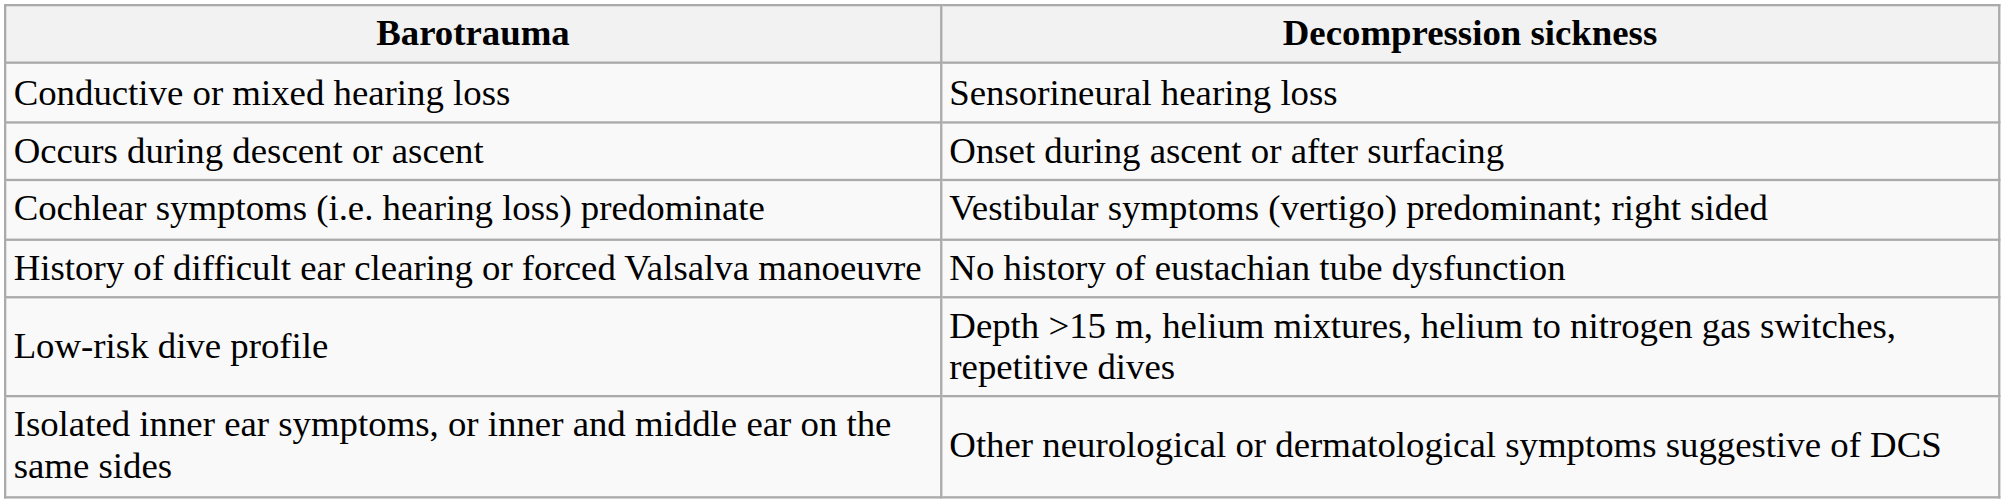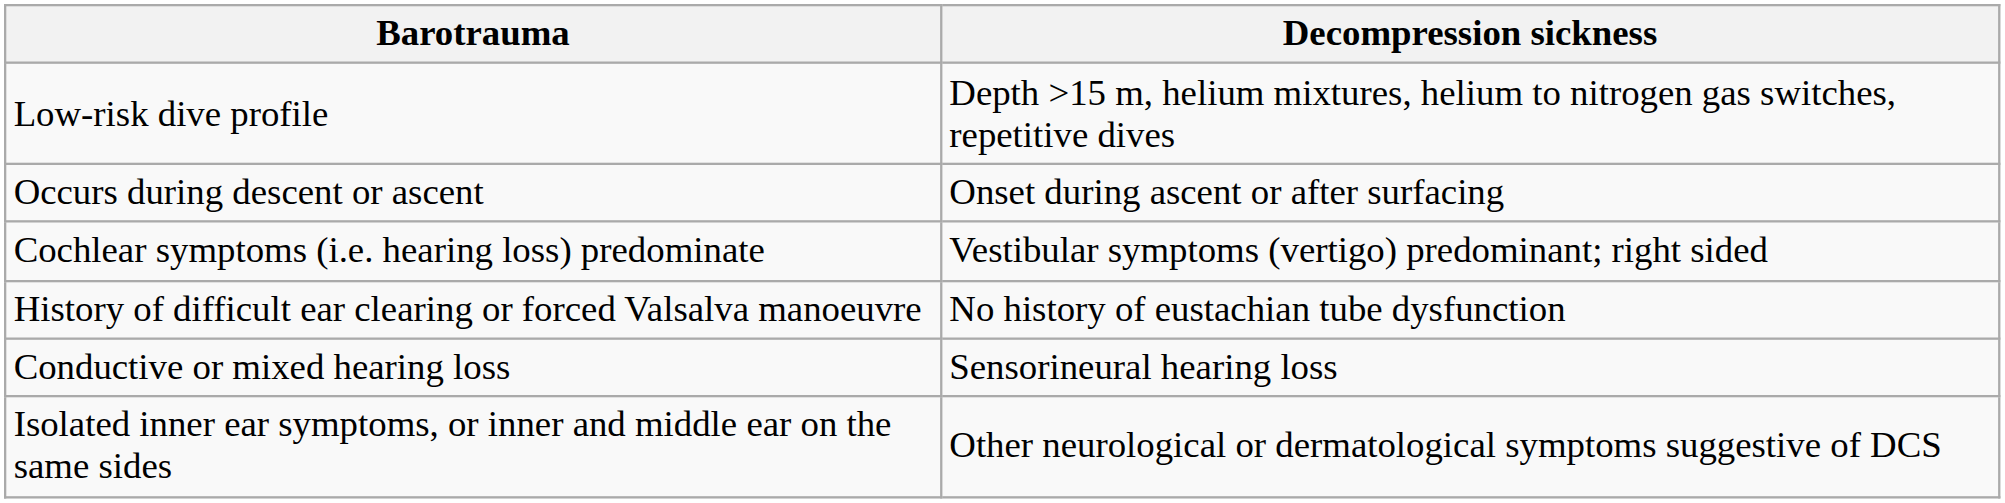rows swapped: (262, 92) <-> (171, 346)
